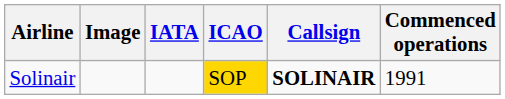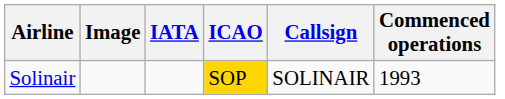(324, 77) bold -> (321, 77) normal
(406, 77) 1991 -> (400, 77) 1993
